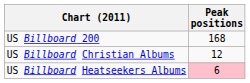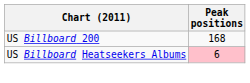- row: (91, 55)
